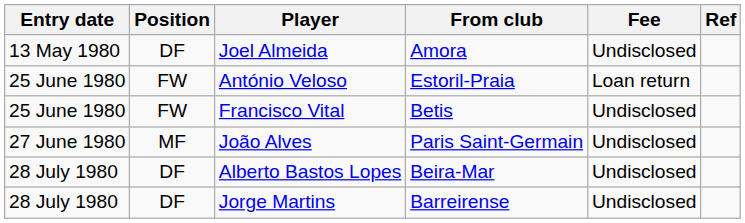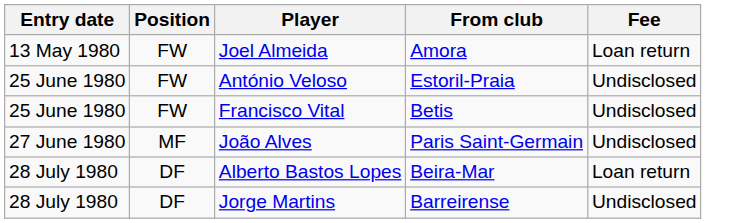- column: (721, 19)
(172, 50) DF -> (172, 50) FW
(644, 50) Undisclosed -> (641, 50) Loan return
(641, 80) Loan return -> (644, 80) Undisclosed
(644, 171) Undisclosed -> (641, 171) Loan return
